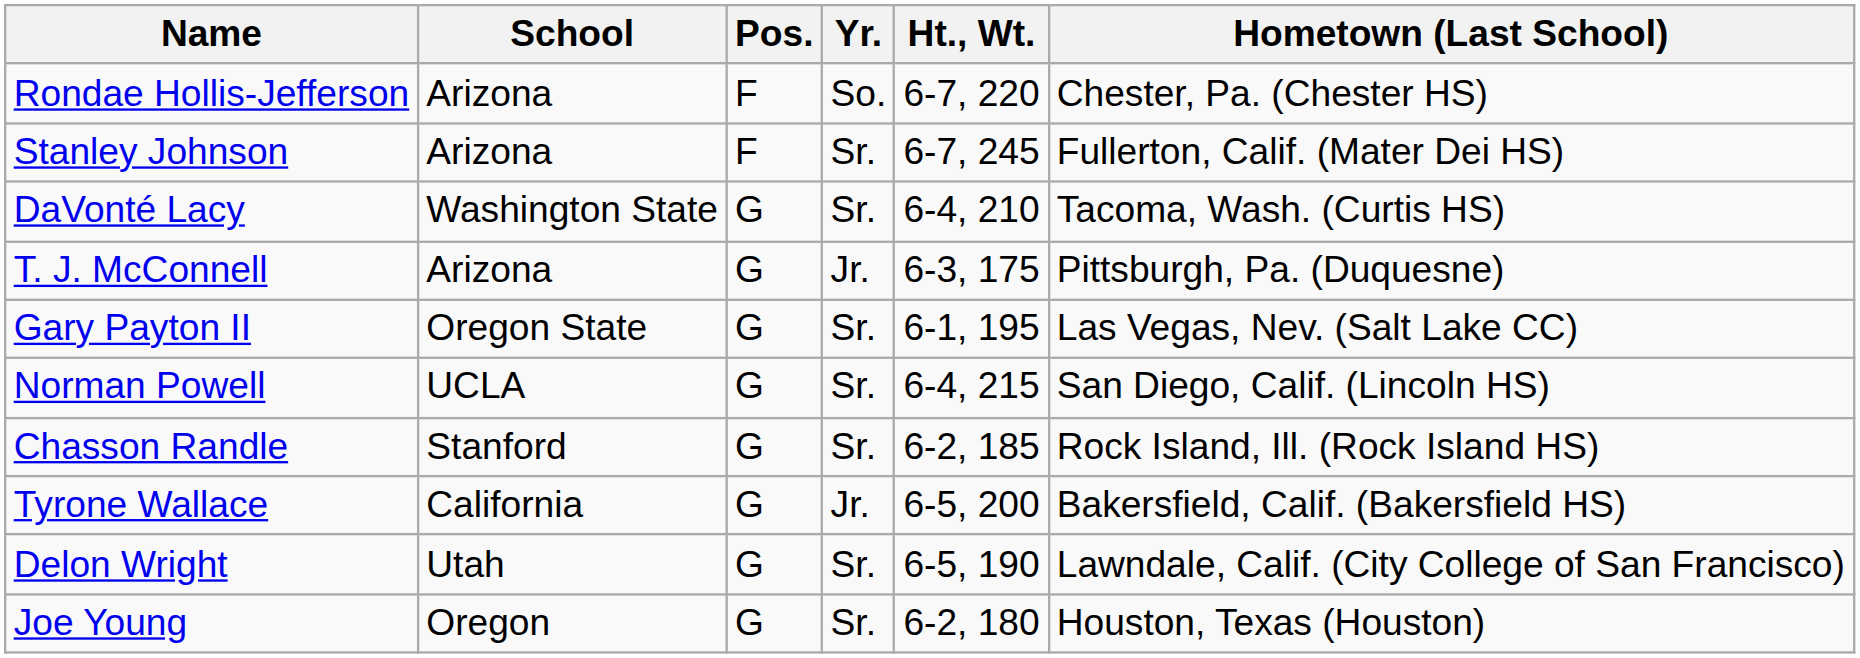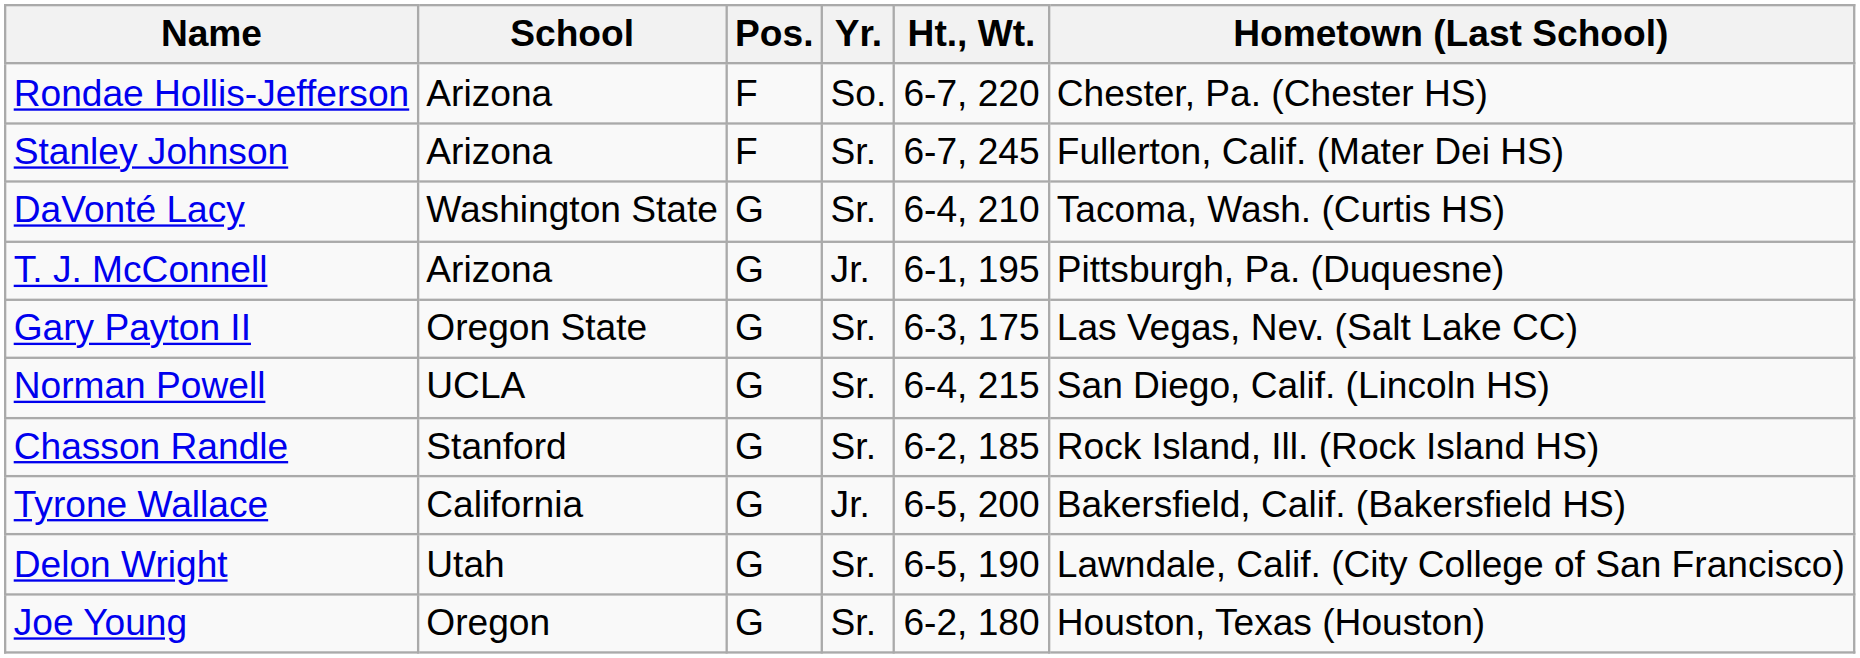(972, 269) 6-3, 175 -> (972, 269) 6-1, 195
(972, 328) 6-1, 195 -> (972, 328) 6-3, 175
